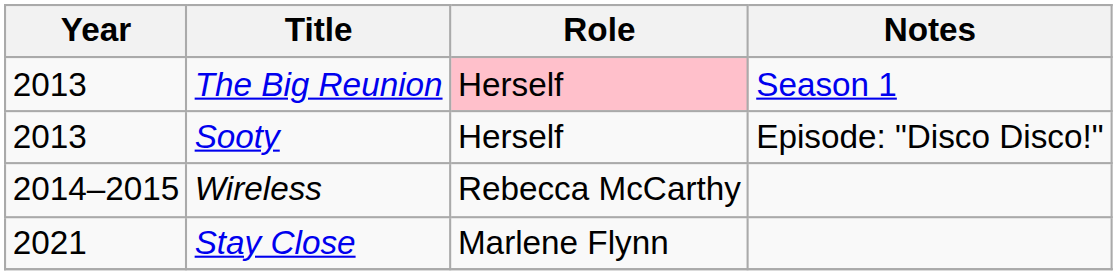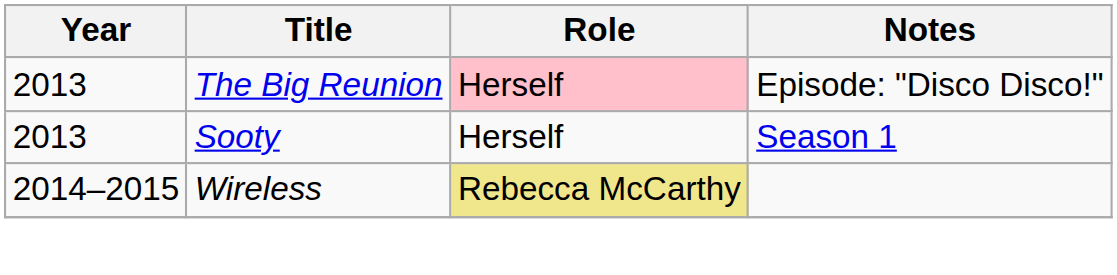(827, 83) Season 1 -> (930, 83) Episode: "Disco Disco!"
(930, 136) Episode: "Disco Disco!" -> (827, 136) Season 1
(599, 189) no background -> (599, 189) khaki background
- row: (275, 242)
